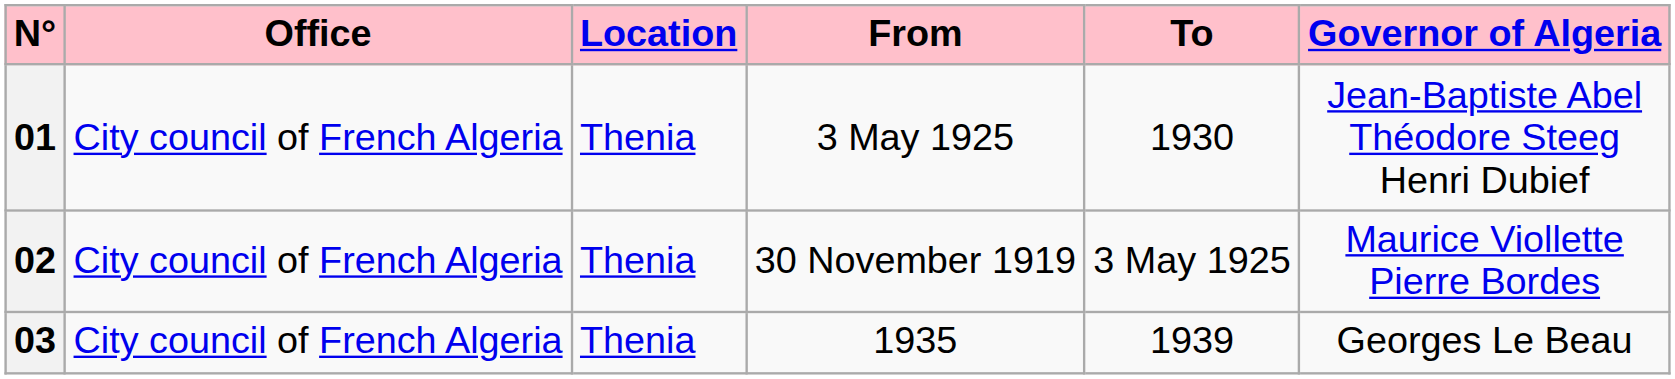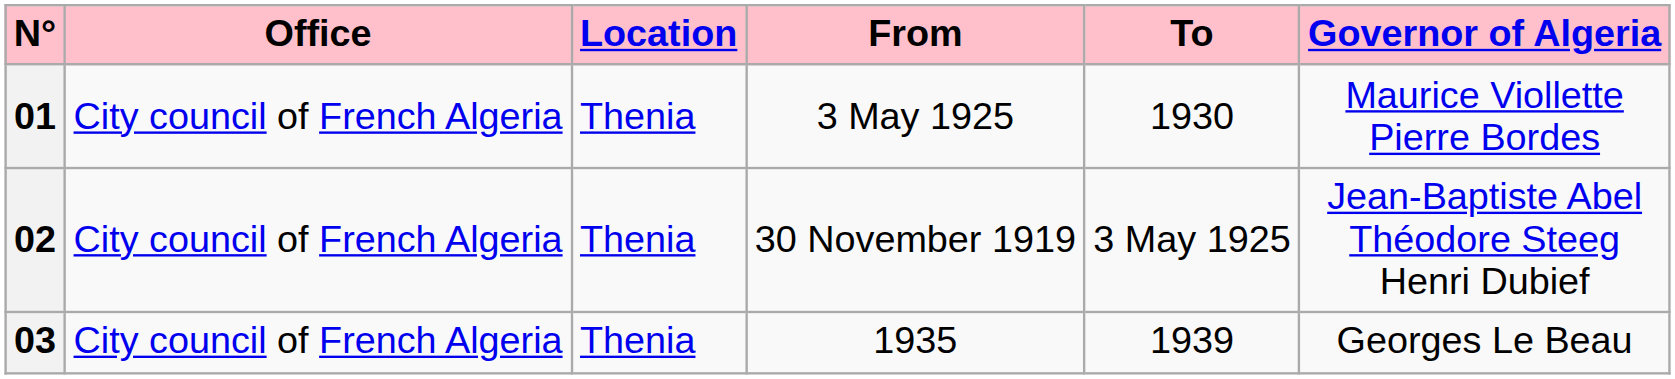(1485, 136) Jean-Baptiste Abel Théodore Steeg Henri Dubief -> (1485, 115) Maurice Viollette Pierre Bordes
(1485, 260) Maurice Viollette Pierre Bordes -> (1485, 239) Jean-Baptiste Abel Théodore Steeg Henri Dubief
